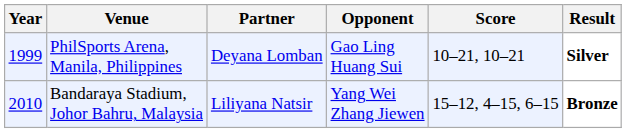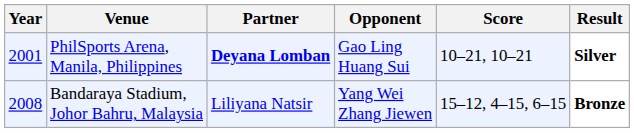(25, 56) 1999 -> (25, 56) 2001
(267, 56) normal -> (271, 56) bold
(25, 104) 2010 -> (25, 104) 2008
